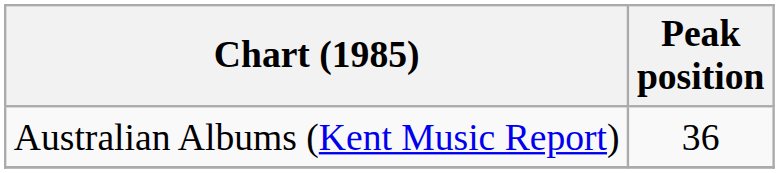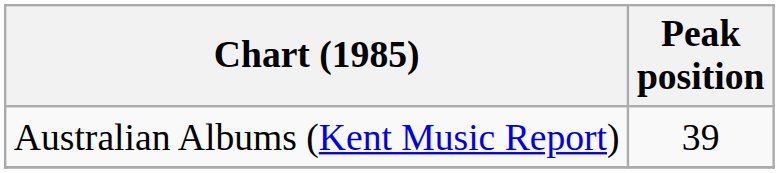(701, 136) 36 -> (701, 136) 39
